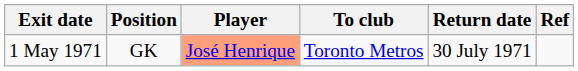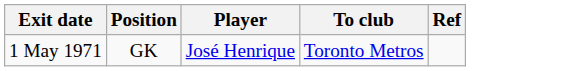- column: (482, 19)
(240, 50) lightsalmon background -> (240, 50) no background
